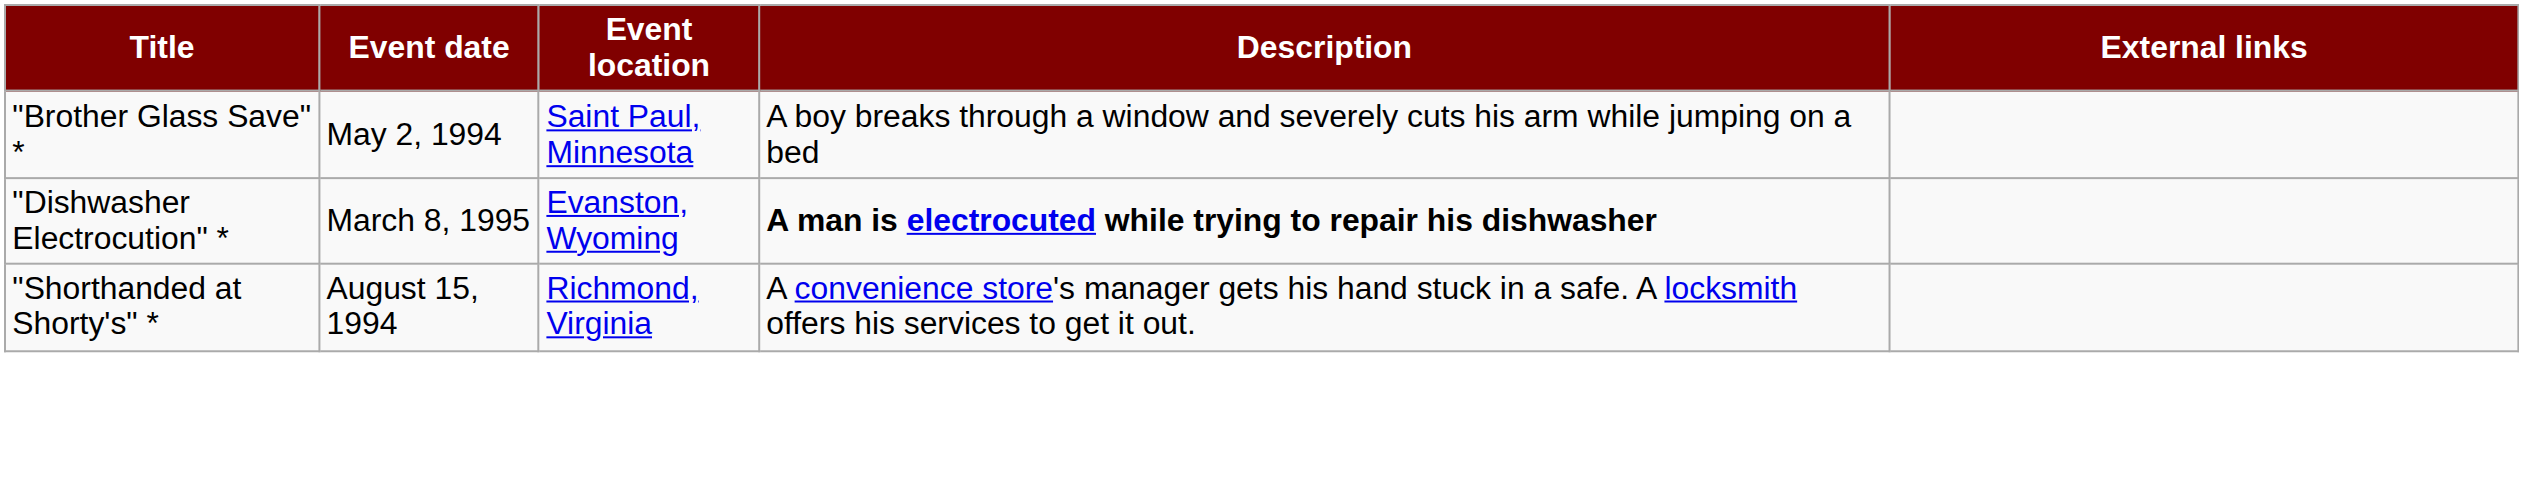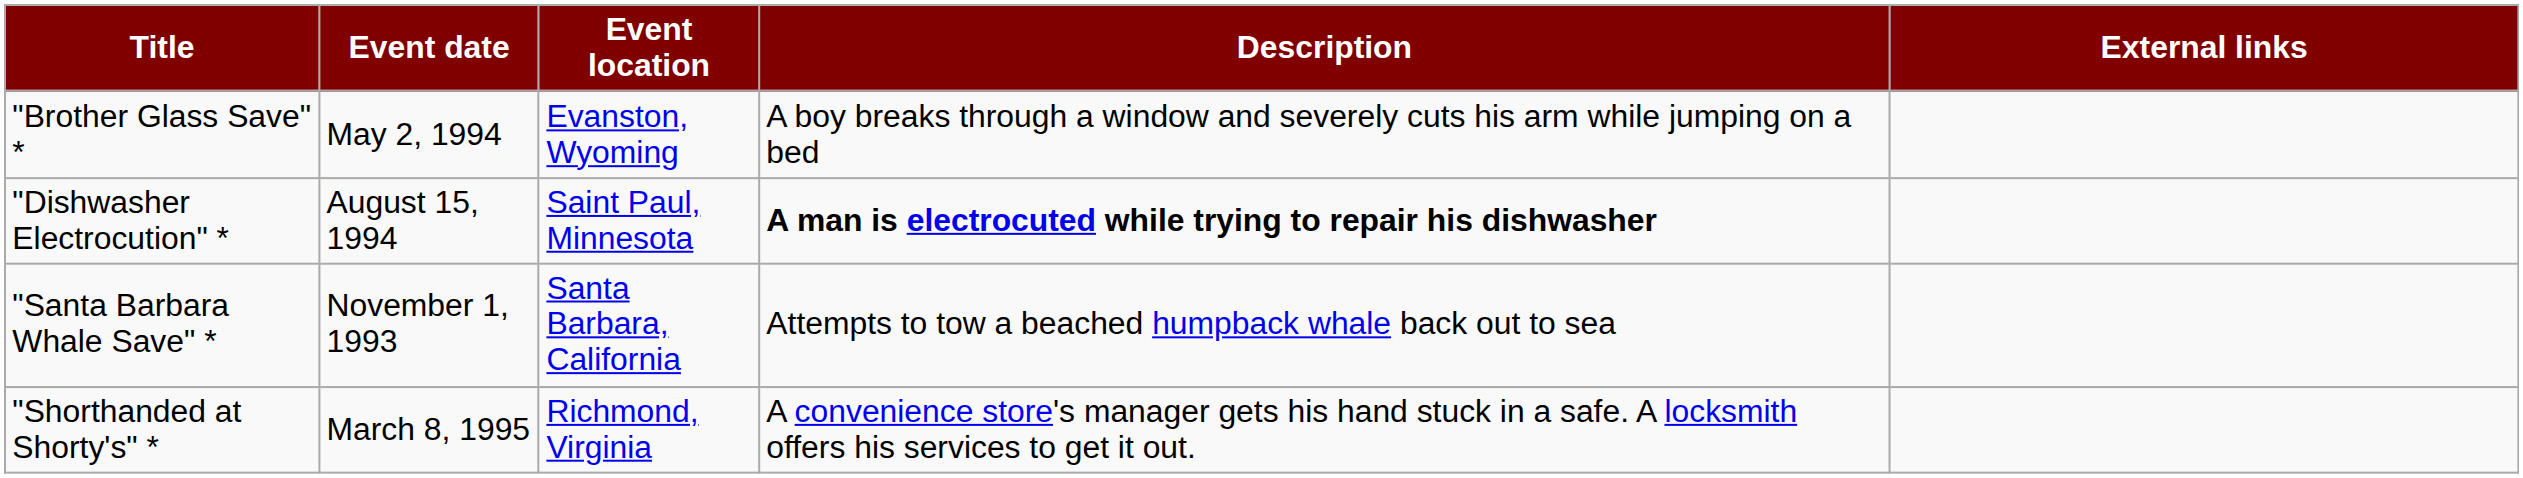(623, 133) Saint Paul, Minnesota -> (617, 133) Evanston, Wyoming
(428, 220) March 8, 1995 -> (403, 220) August 15, 1994
(617, 220) Evanston, Wyoming -> (623, 220) Saint Paul, Minnesota
+ row: (121, 324)
(403, 306) August 15, 1994 -> (428, 428) March 8, 1995
